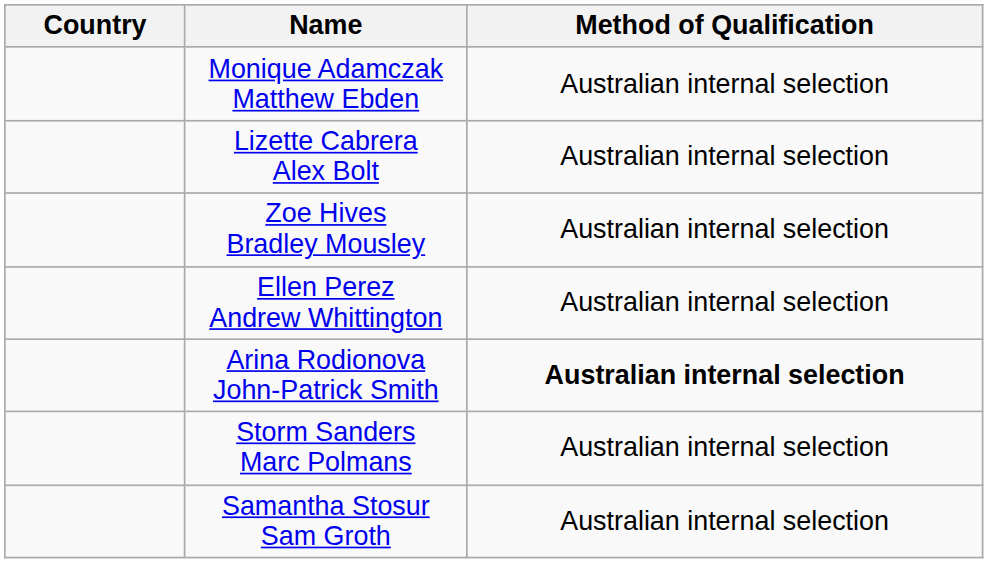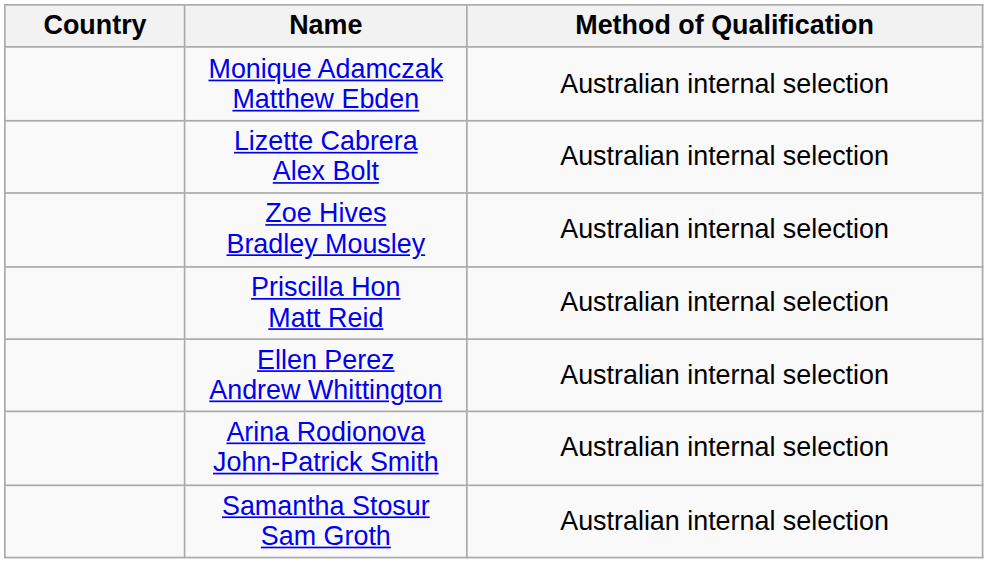+ row: (326, 302)
(725, 375) bold -> (725, 447) normal
- row: (326, 447)
